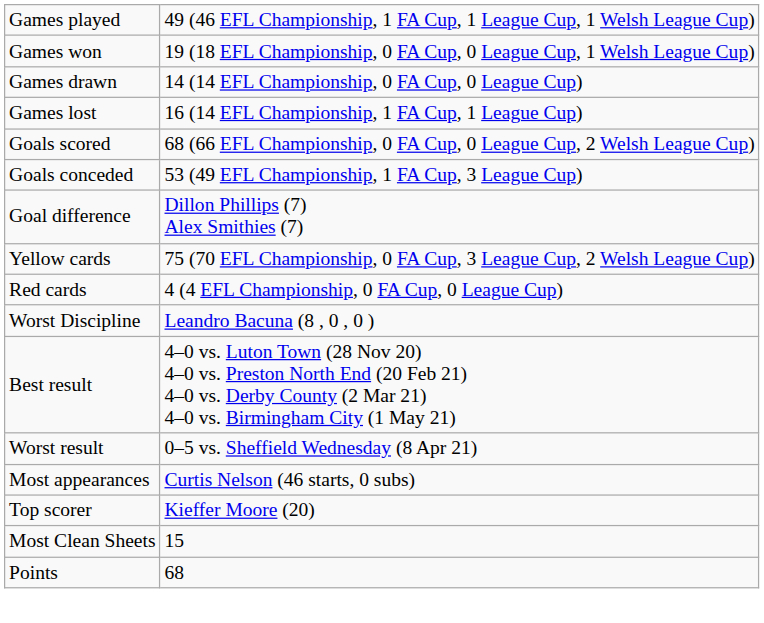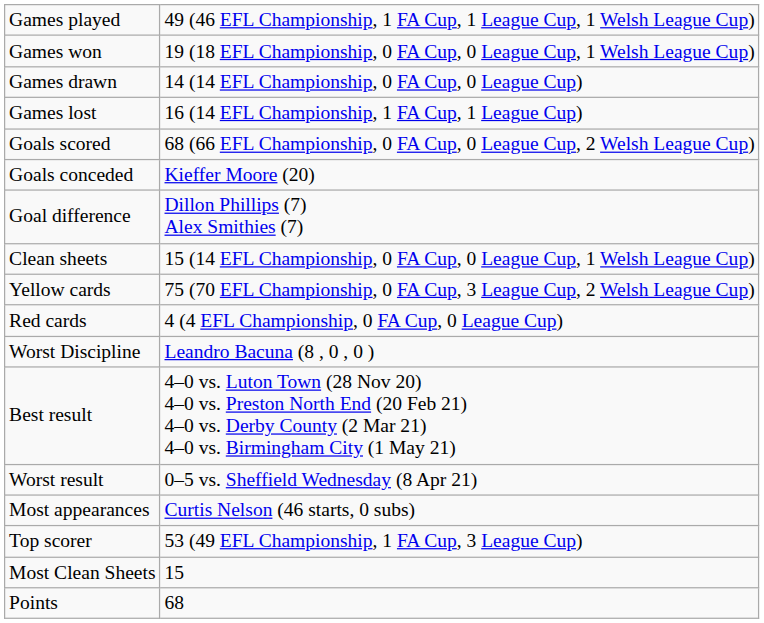(374, 174) 53 (49 EFL Championship, 1 FA Cup, 3 League Cup) -> (240, 174) Kieffer Moore (20)
+ row: (58, 258)
(240, 510) Kieffer Moore (20) -> (374, 541) 53 (49 EFL Championship, 1 FA Cup, 3 League Cup)
